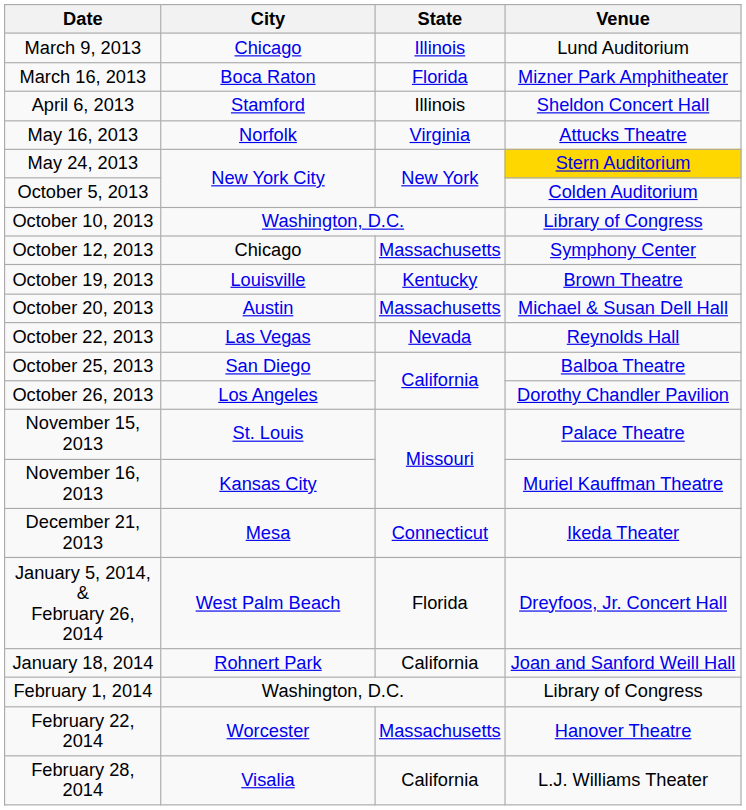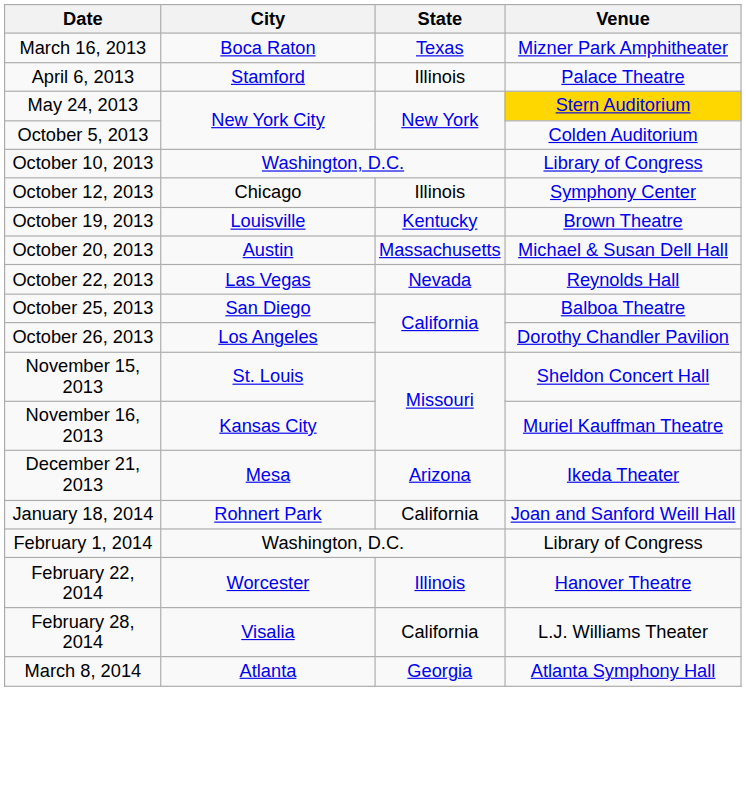- row: (83, 47)
(440, 76) Florida -> (440, 47) Texas
(623, 105) Sheldon Concert Hall -> (623, 76) Palace Theatre
- row: (83, 134)
(440, 250) Massachusetts -> (440, 192) Illinois
(623, 434) Palace Theatre -> (623, 376) Sheldon Concert Hall
(440, 533) Connecticut -> (440, 475) Arizona
- row: (83, 603)
(440, 730) Massachusetts -> (440, 582) Illinois
+ row: (83, 671)
